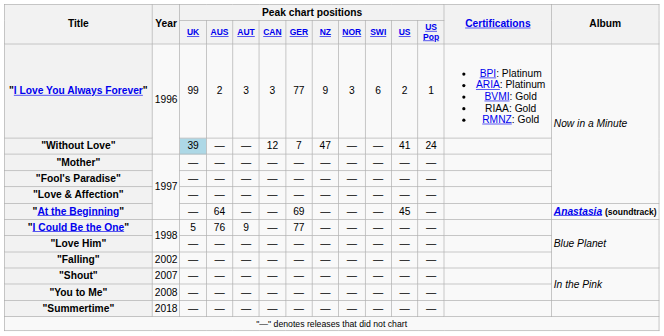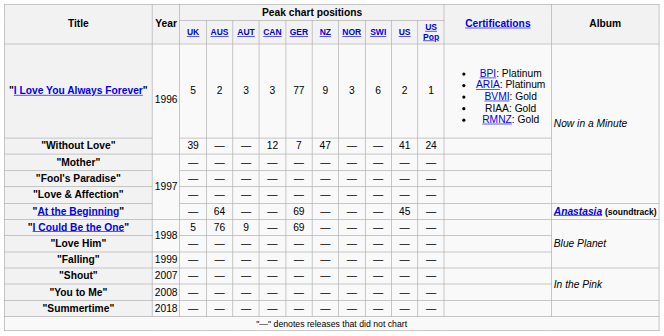(193, 91) 99 -> (193, 91) 5
(193, 146) lightblue background -> (193, 146) no background
(299, 227) 77 -> (299, 227) 69
(166, 260) 2002 -> (166, 260) 1999
